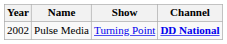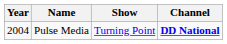(18, 30) 2002 -> (18, 30) 2004
